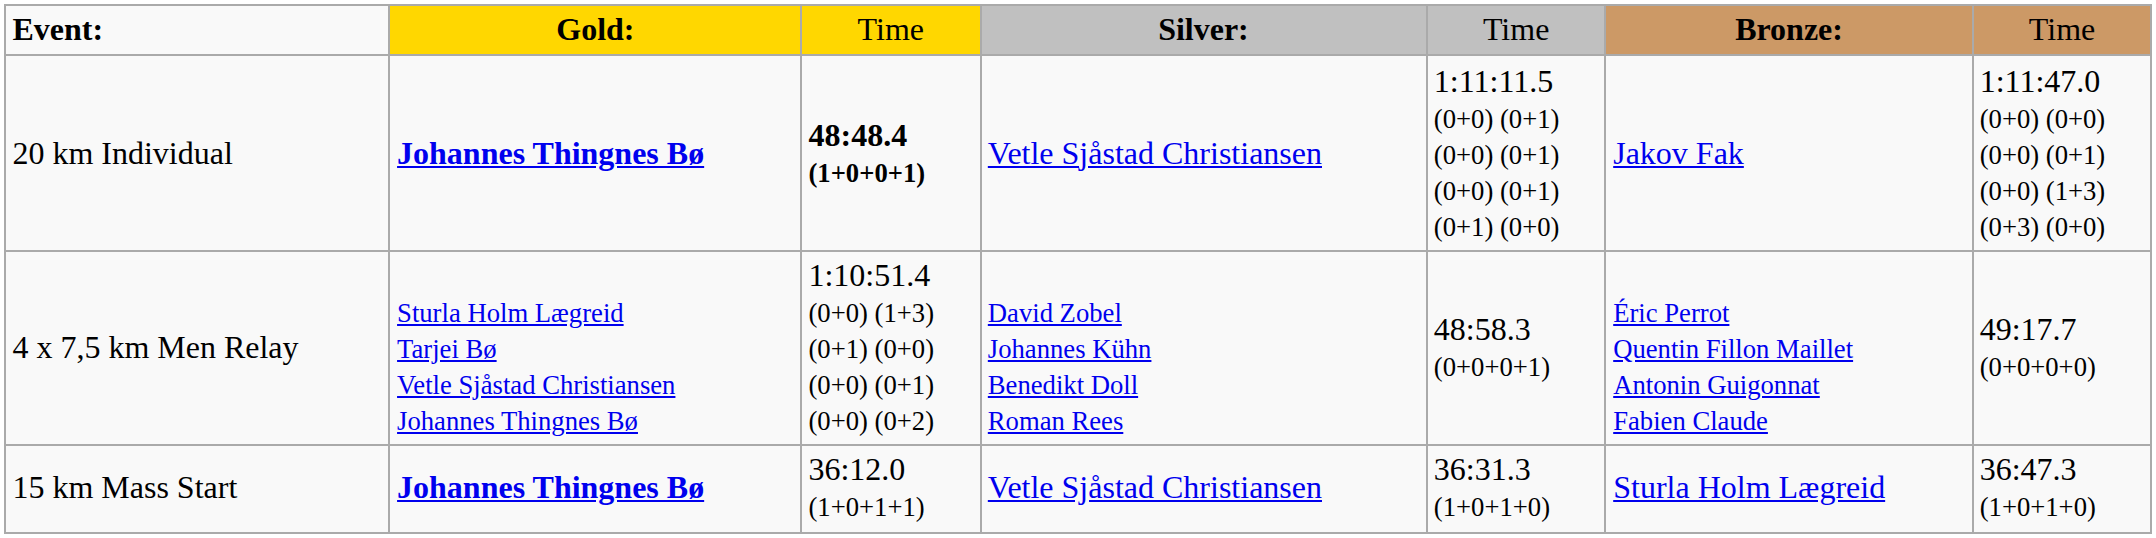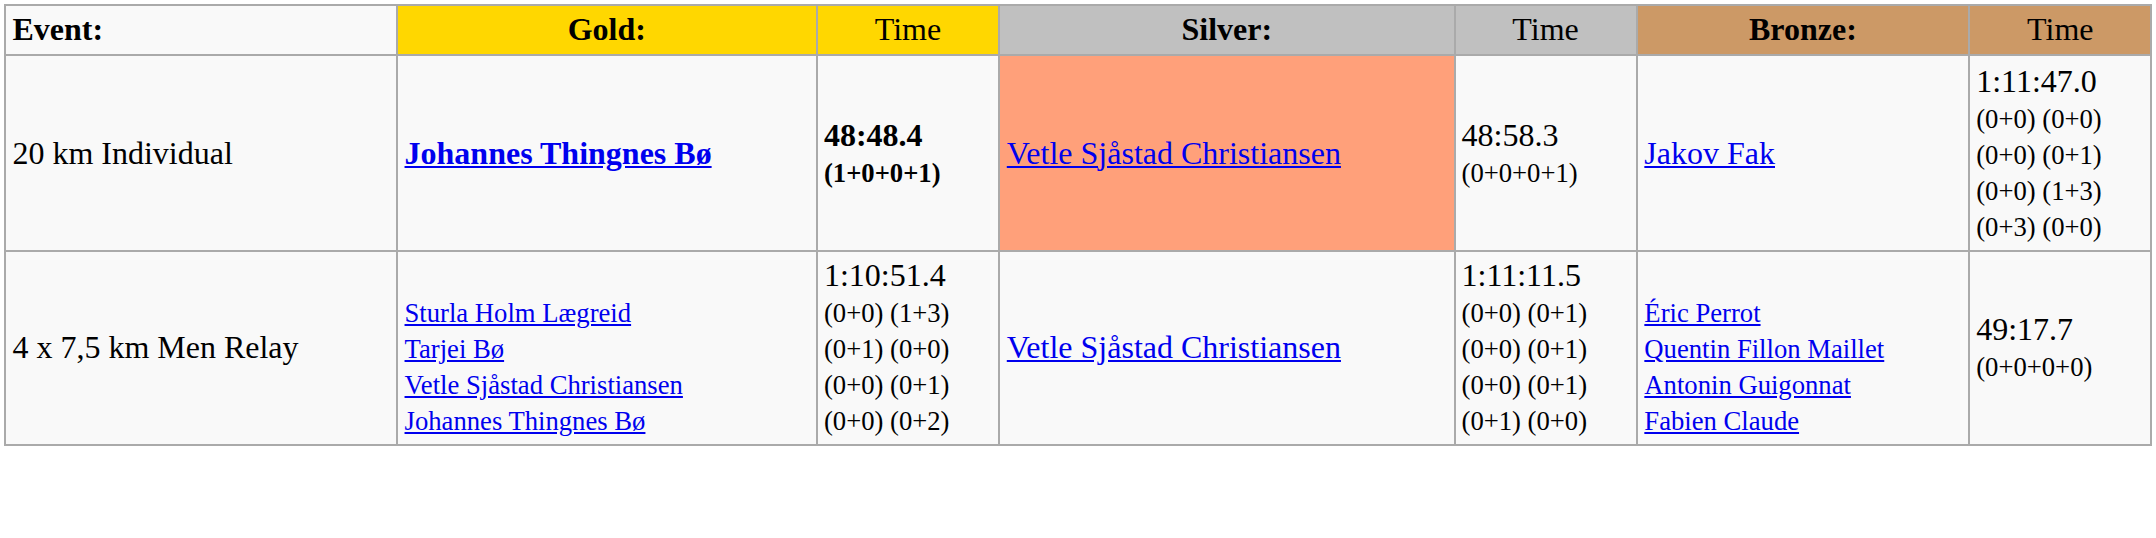(1155, 152) no background -> (1174, 152) lightsalmon background
(1497, 152) 1:11:11.5 (0+0) (0+1) (0+0) (0+1) (0+0) (0+1) (0+1) (0+0) -> (1520, 152) 48:58.3 (0+0+0+1)
(1070, 367) David Zobel Johannes Kühn Benedikt Doll Roman Rees -> (1174, 347) Vetle Sjåstad Christiansen
(1492, 347) 48:58.3 (0+0+0+1) -> (1524, 347) 1:11:11.5 (0+0) (0+1) (0+0) (0+1) (0+0) (0+1) (0+1) (0+0)
- row: (125, 488)
